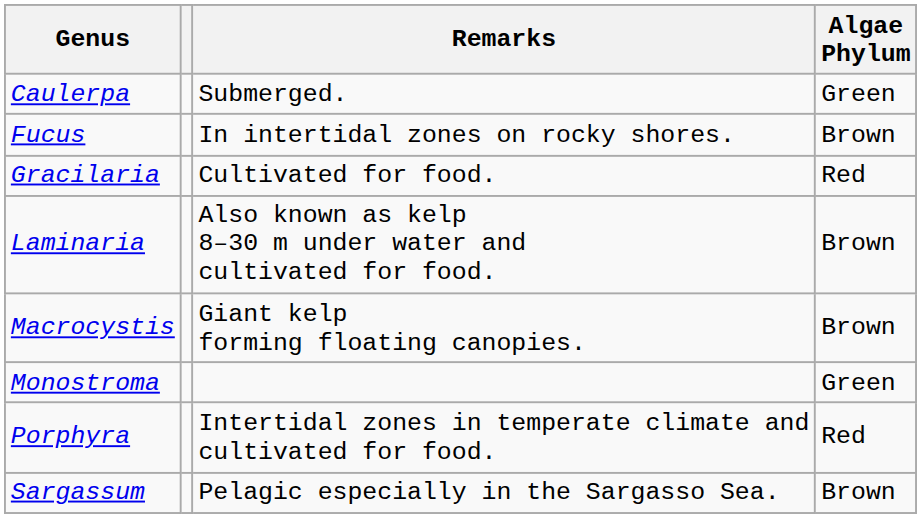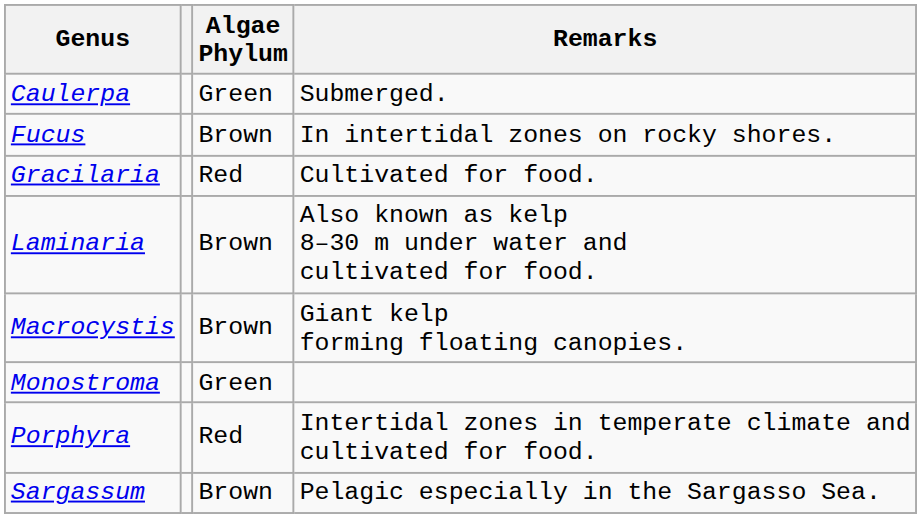columns swapped: (866, 40) <-> (504, 40)
